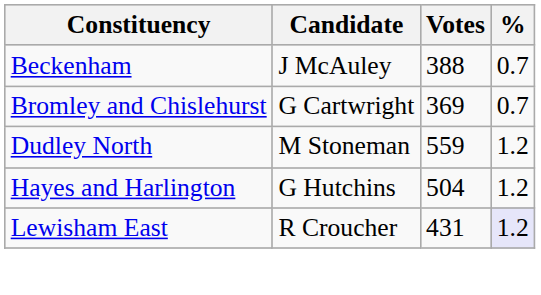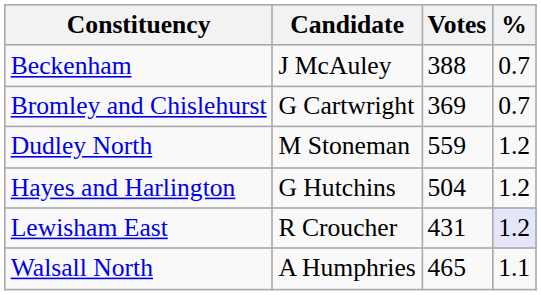+ row: (82, 268)
